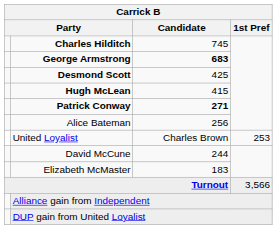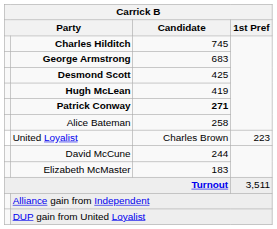(220, 59) bold -> (220, 59) normal
(220, 91) 415 -> (220, 91) 419
(220, 122) 256 -> (220, 122) 258
(262, 138) 253 -> (262, 138) 223
(258, 185) 3,566 -> (258, 185) 3,511
